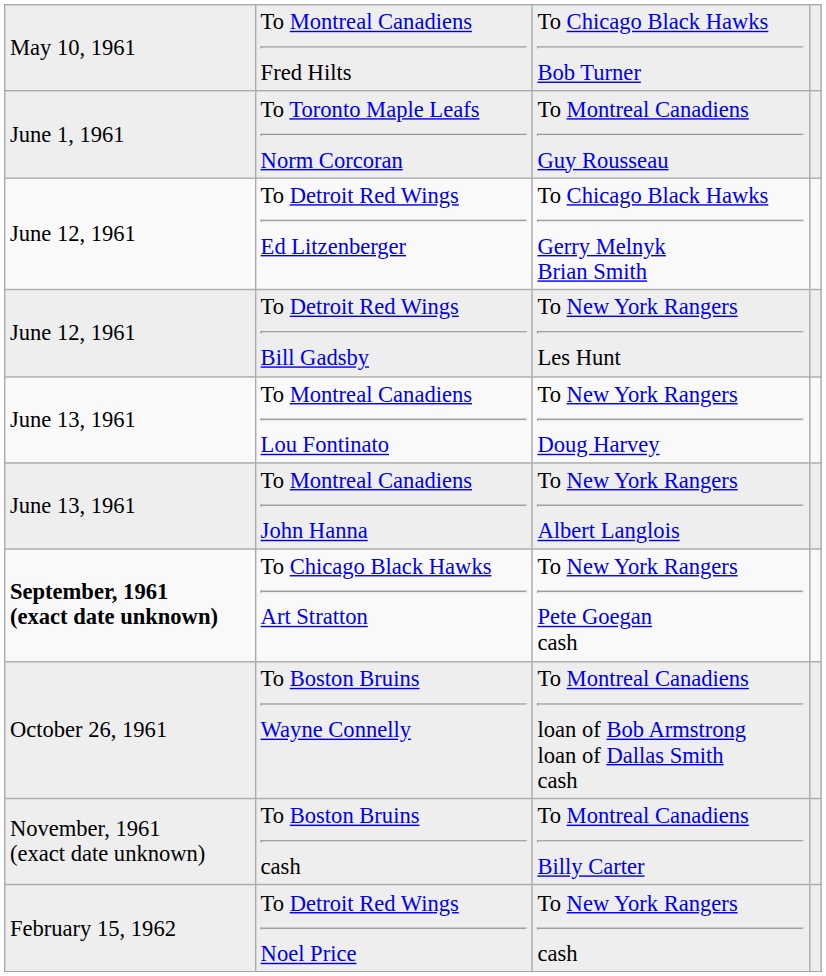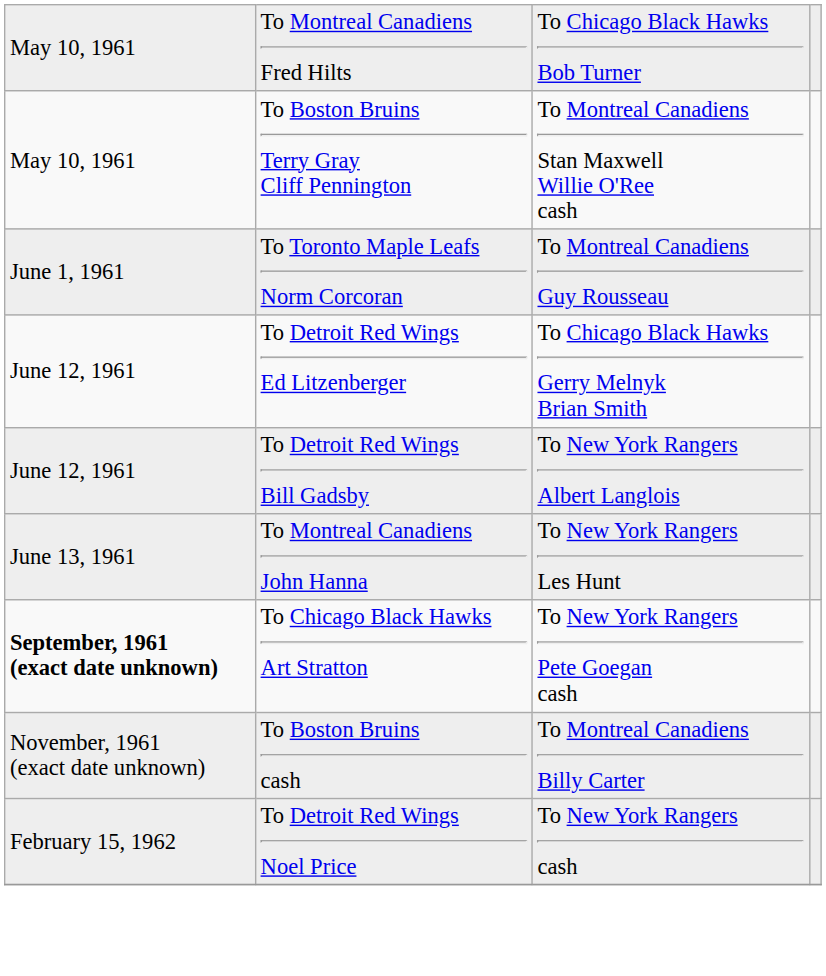+ row: (394, 146)
(671, 332) To New York Rangers Les Hunt -> (671, 470) To New York Rangers Albert Langlois
- row: (394, 419)
(671, 505) To New York Rangers Albert Langlois -> (671, 556) To New York Rangers Les Hunt
- row: (394, 704)
